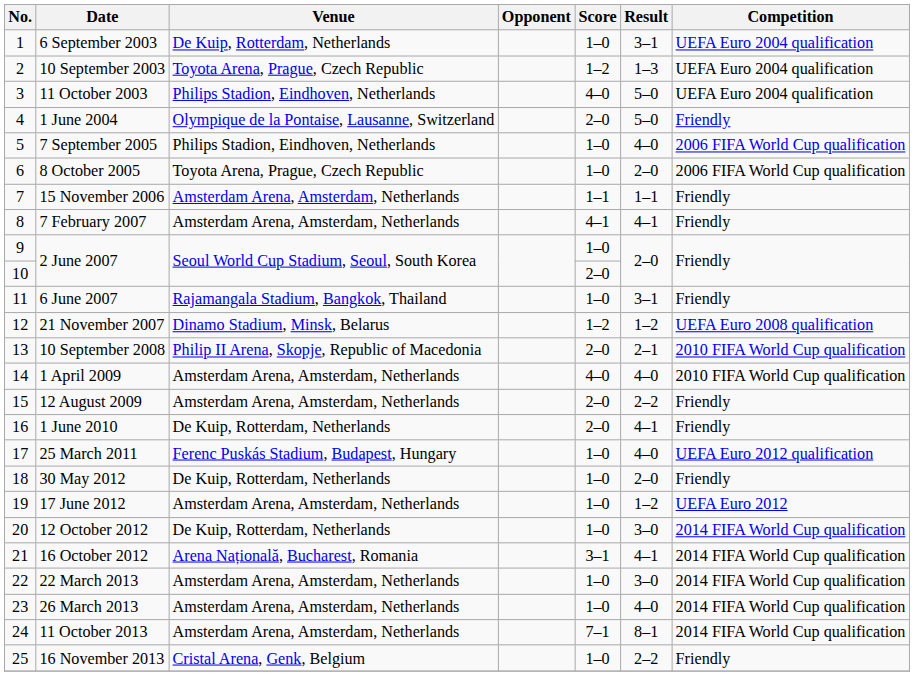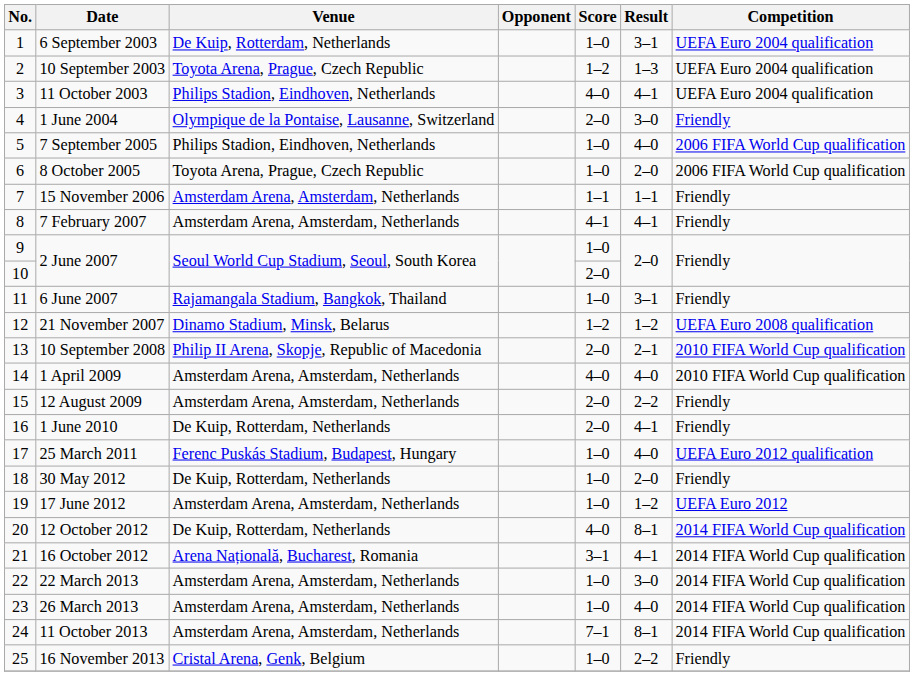(646, 94) 5–0 -> (646, 94) 4–1
(646, 119) 5–0 -> (646, 119) 3–0
(598, 529) 1–0 -> (598, 529) 4–0
(646, 529) 3–0 -> (646, 529) 8–1
